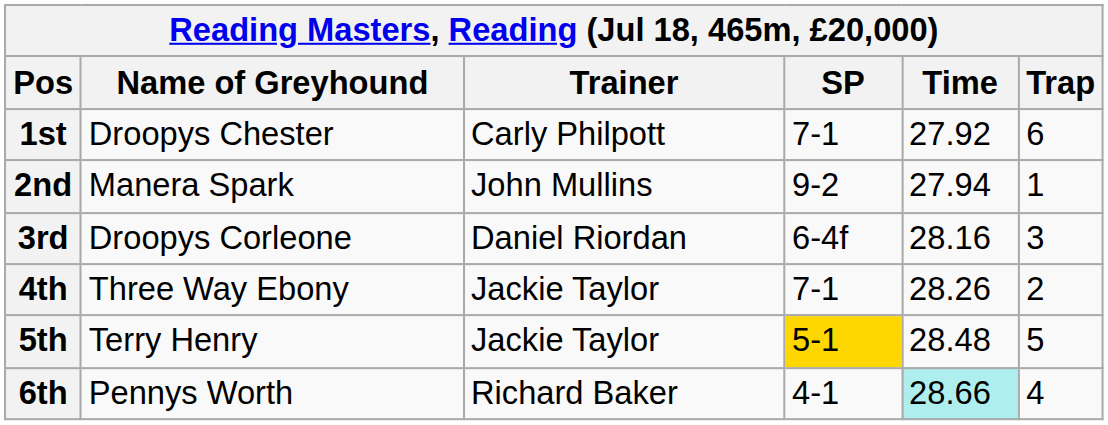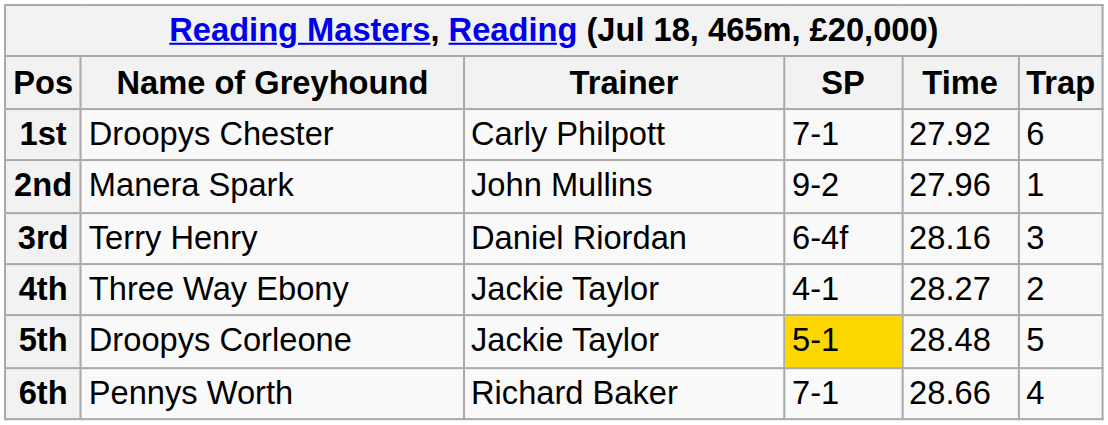(950, 185) 27.94 -> (950, 185) 27.96
(220, 237) Droopys Corleone -> (173, 237) Terry Henry
(816, 289) 7-1 -> (816, 289) 4-1
(950, 289) 28.26 -> (950, 289) 28.27
(173, 340) Terry Henry -> (220, 340) Droopys Corleone
(816, 392) 4-1 -> (816, 392) 7-1
(950, 392) paleturquoise background -> (950, 392) no background
